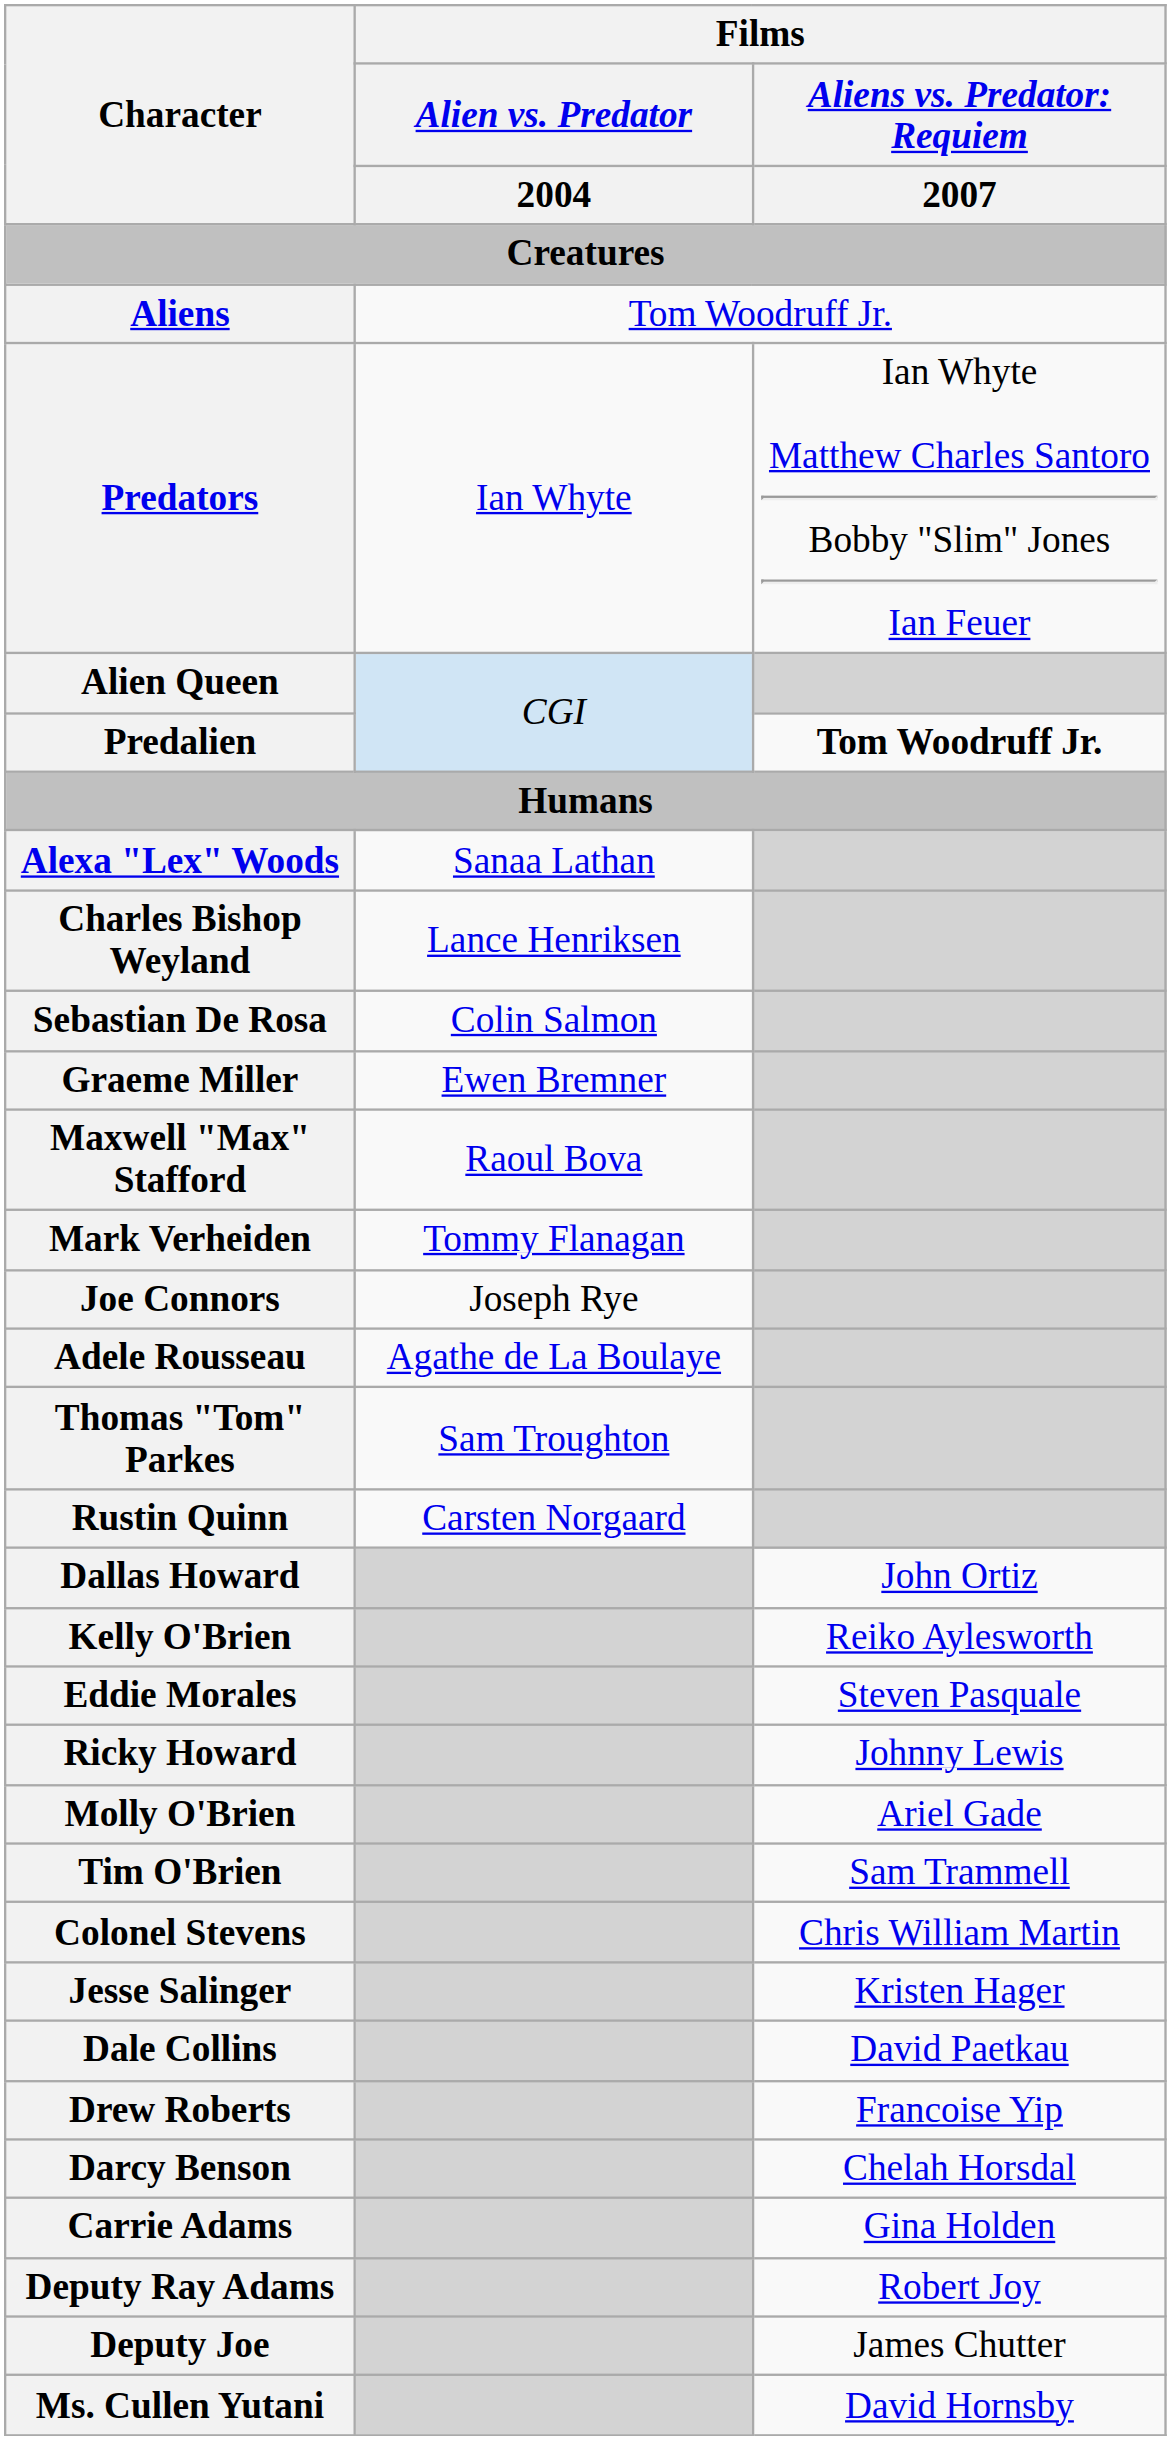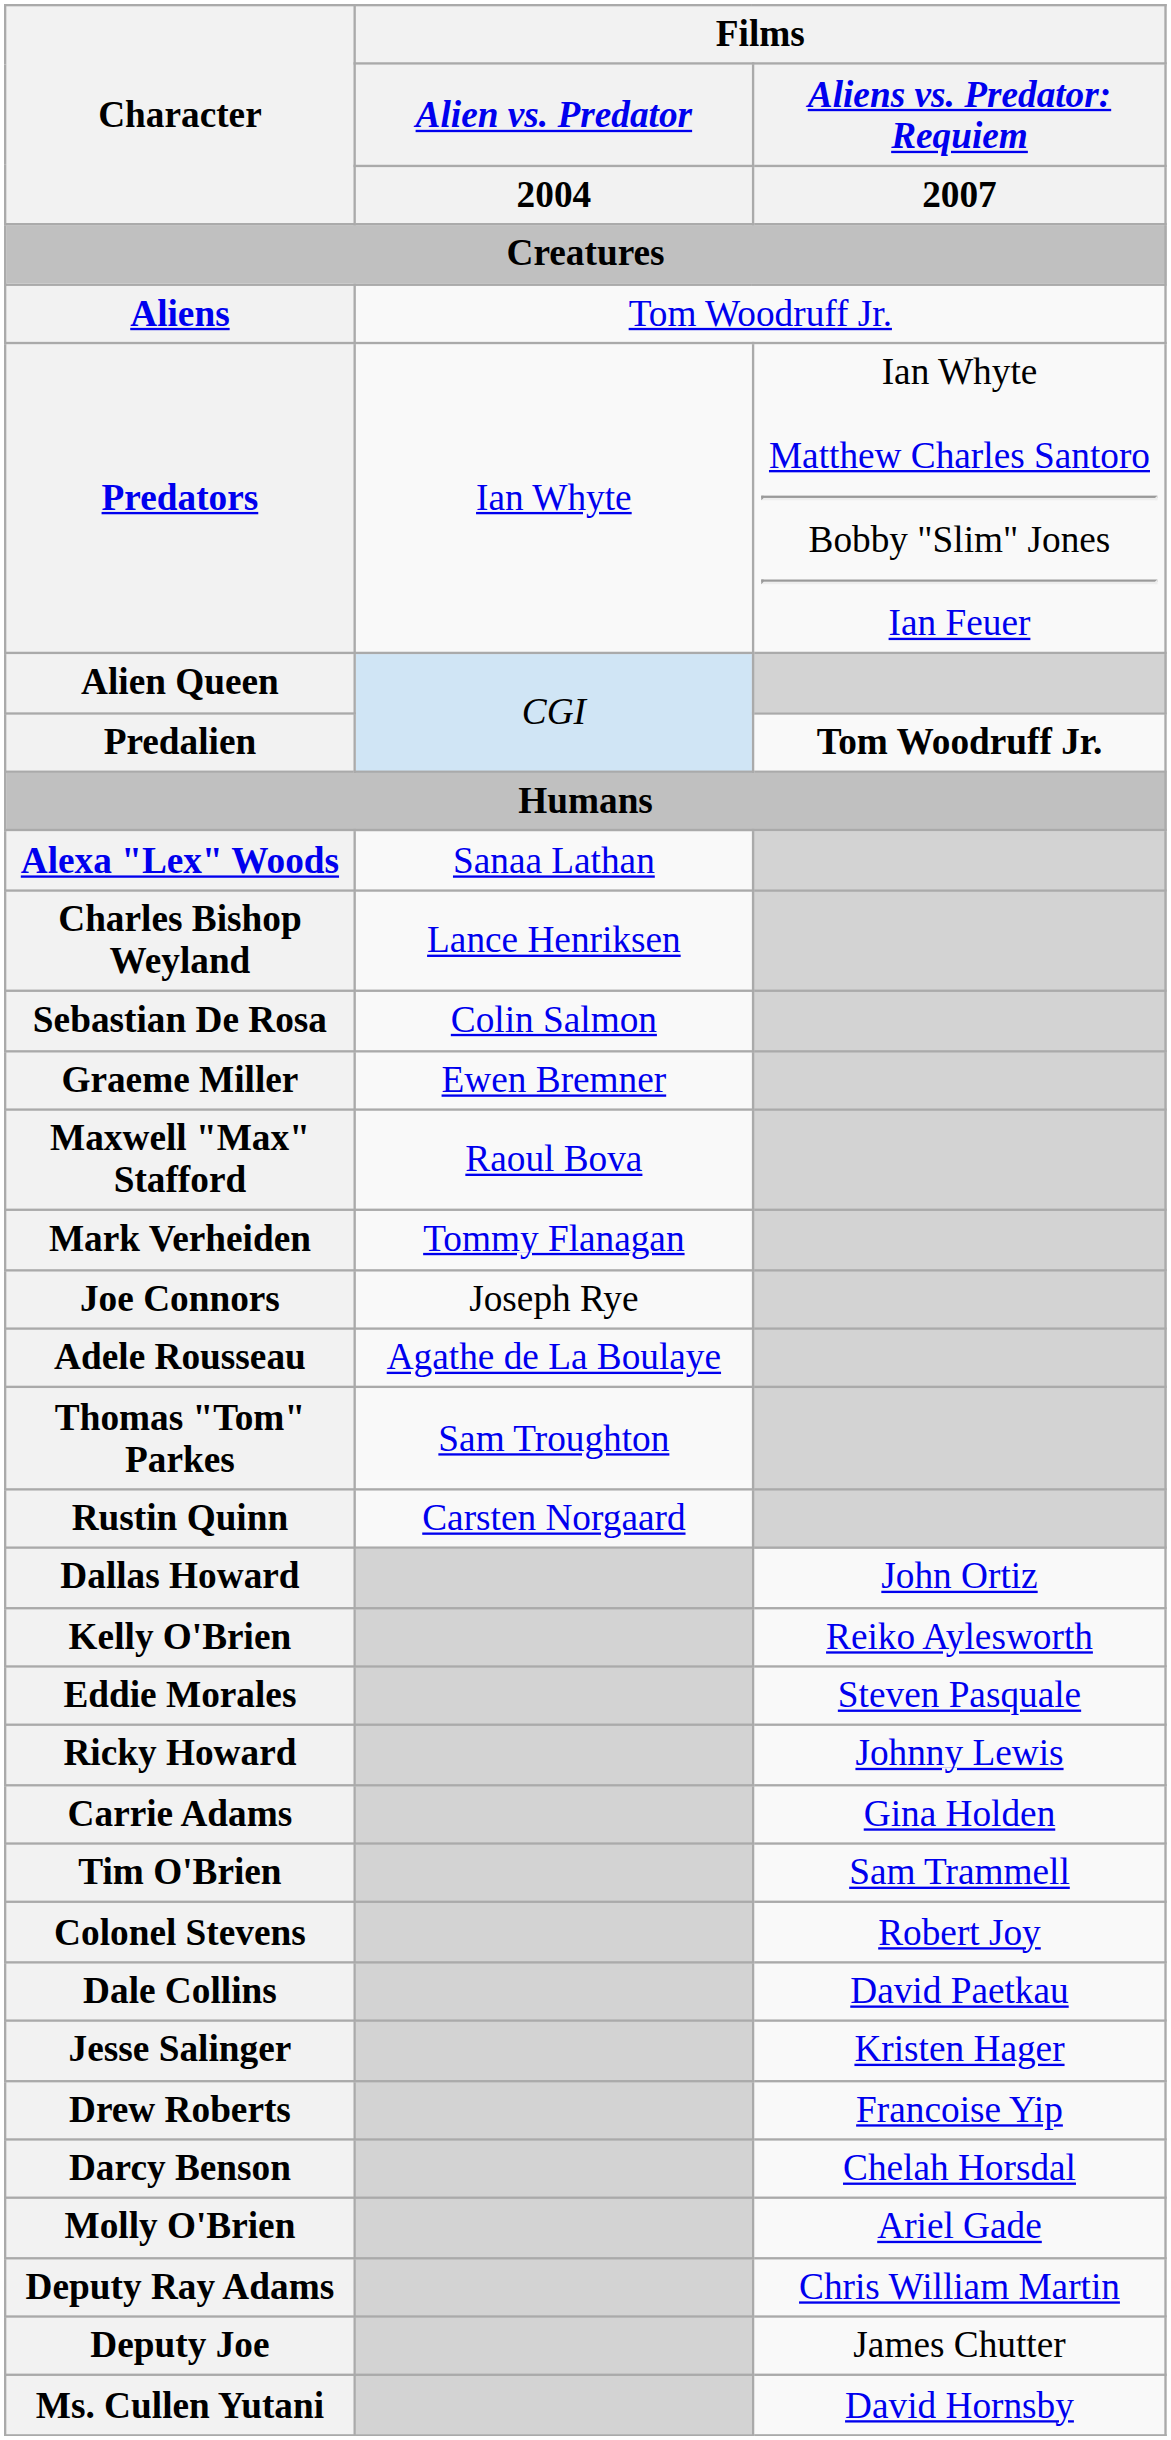rows swapped: (180, 1813) <-> (180, 2227)
(959, 1931) Chris William Martin -> (959, 1931) Robert Joy
rows swapped: (180, 1990) <-> (180, 2049)
(959, 2286) Robert Joy -> (959, 2286) Chris William Martin
